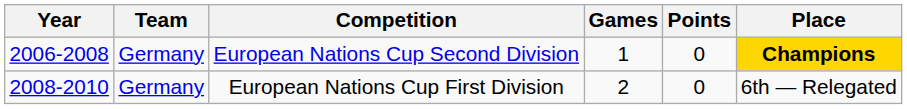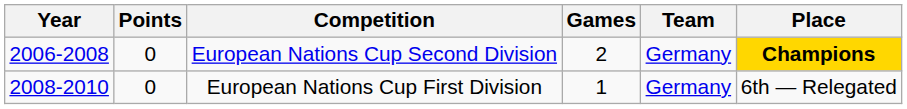columns swapped: (161, 20) <-> (699, 20)
(623, 53) 1 -> (601, 53) 2
(623, 86) 2 -> (601, 86) 1
